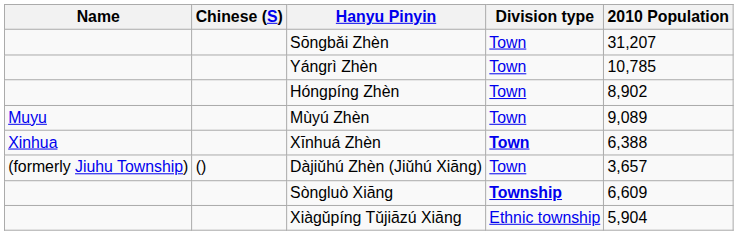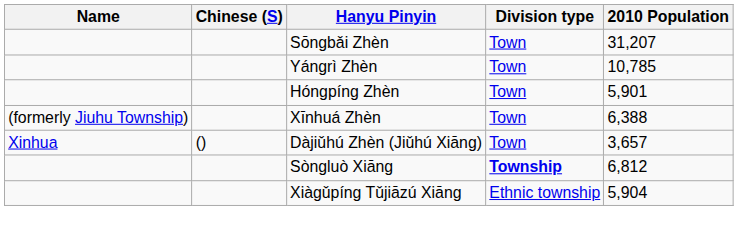(627, 92) 8,902 -> (627, 92) 5,901
- row: (330, 117)
(33, 142) Xinhua -> (98, 117) (formerly Jiuhu Township)
(509, 142) bold -> (508, 117) normal
(98, 167) (formerly Jiuhu Township) -> (33, 142) Xinhua
(627, 192) 6,609 -> (627, 167) 6,812
